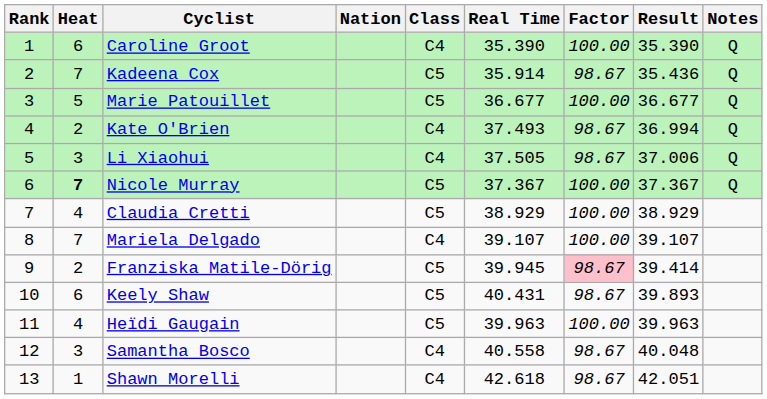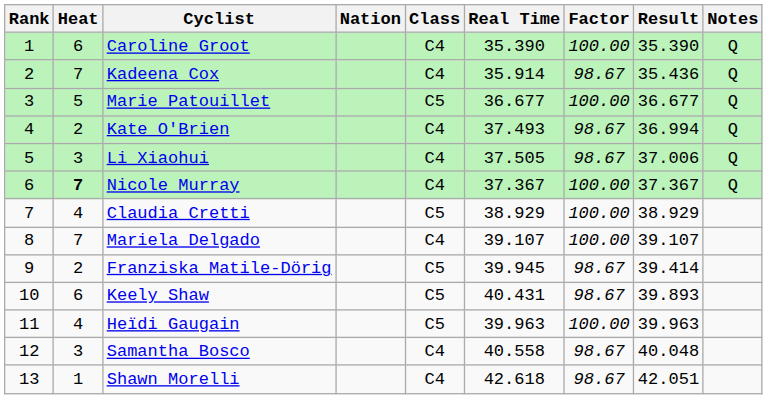(435, 74) C5 -> (435, 74) C4
(435, 185) C5 -> (435, 185) C4
(599, 268) pink background -> (599, 268) no background
